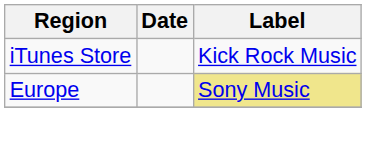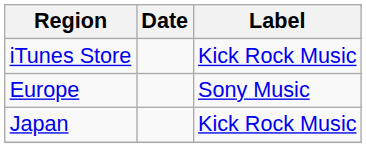(254, 90) khaki background -> (254, 90) no background
+ row: (39, 124)
